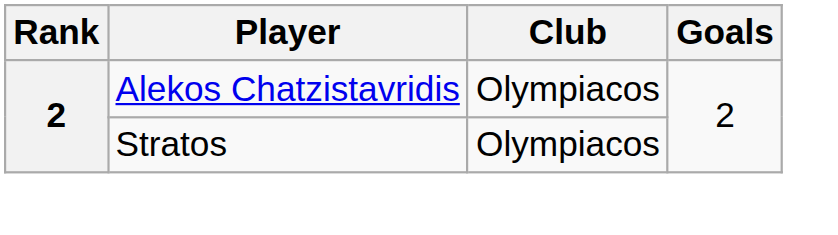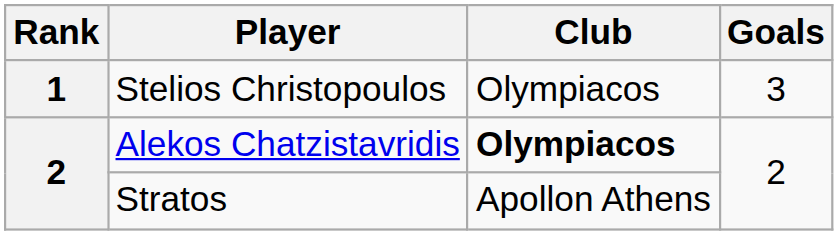+ row: (281, 88)
(568, 88) normal -> (576, 144) bold
(568, 144) Olympiacos -> (593, 199) Apollon Athens
